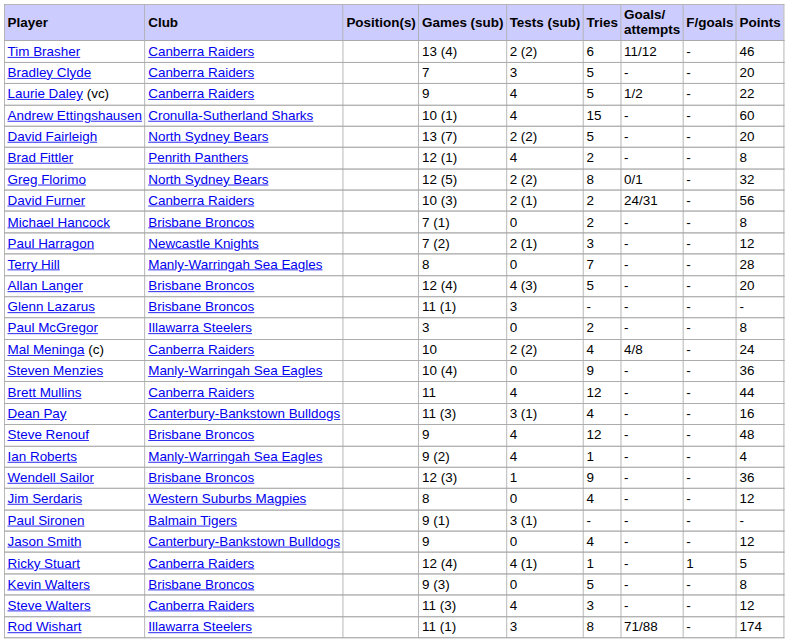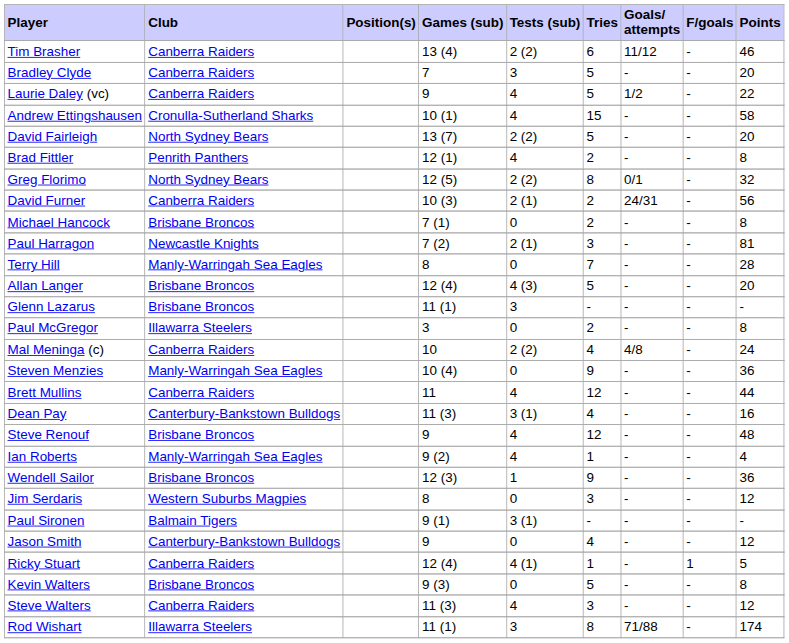(747, 115) 60 -> (747, 115) 58
(747, 243) 12 -> (747, 243) 81
(590, 499) 4 -> (590, 499) 3
